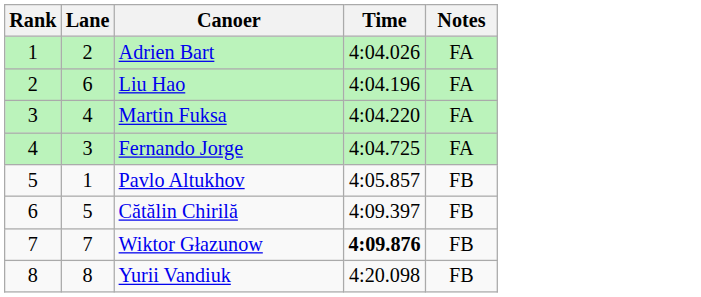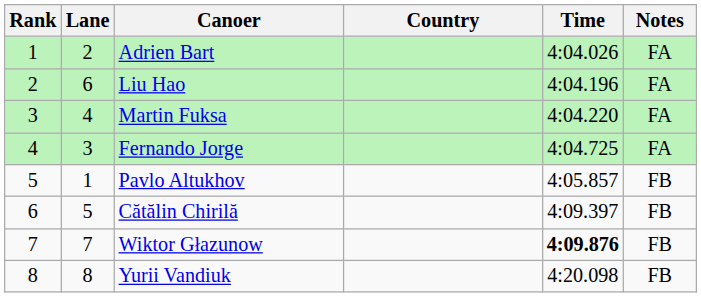+ column: (443, 20)
